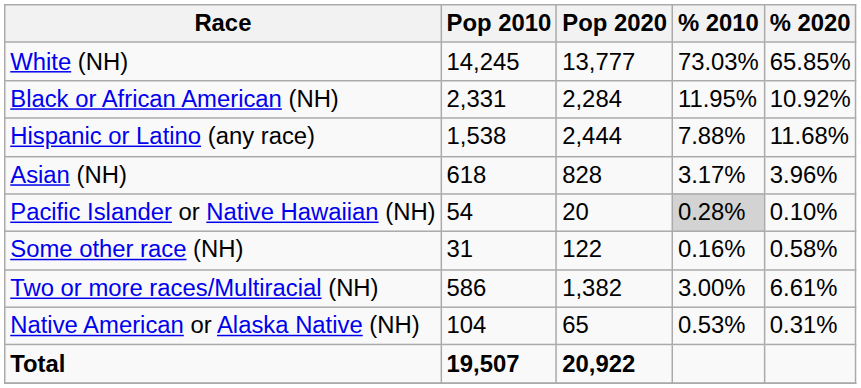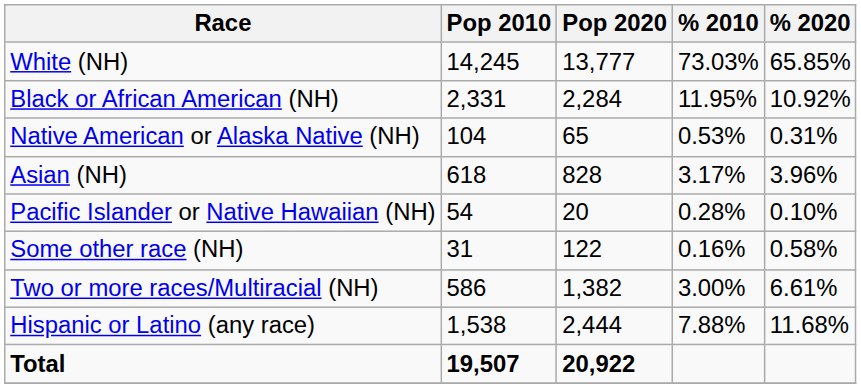rows swapped: (215, 325) <-> (163, 136)
(712, 212) lightgrey background -> (712, 212) no background
